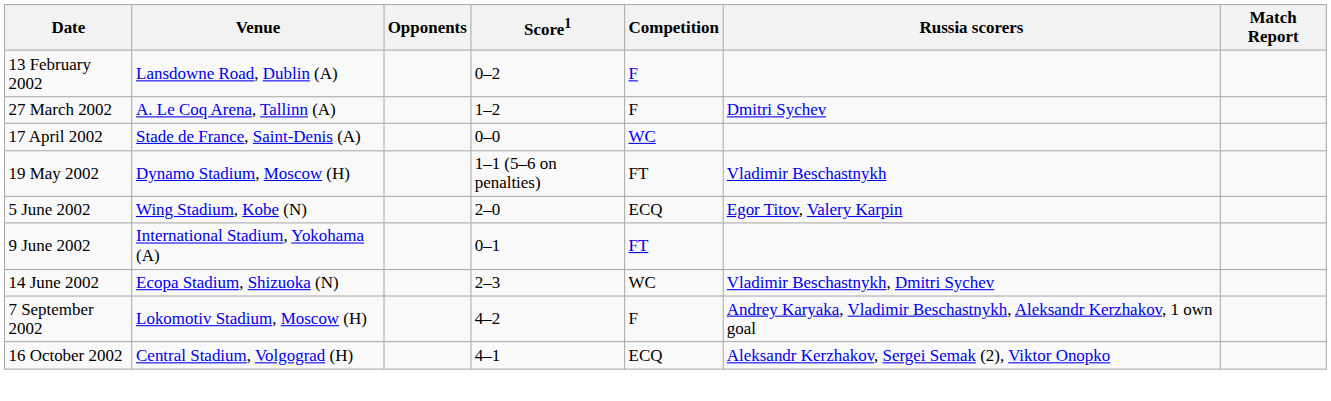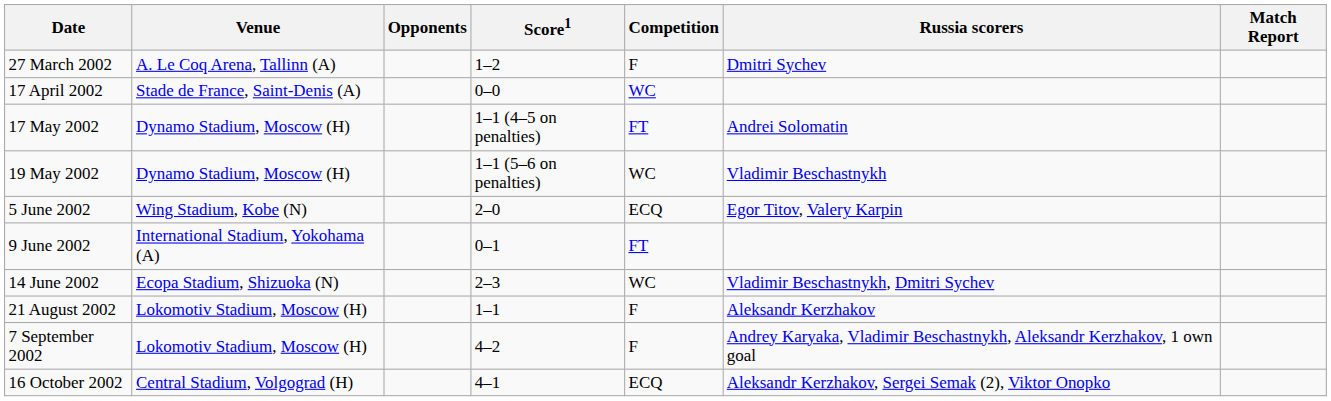- row: (50, 73)
+ row: (54, 127)
(638, 173) FT -> (642, 173) WC
+ row: (62, 309)
